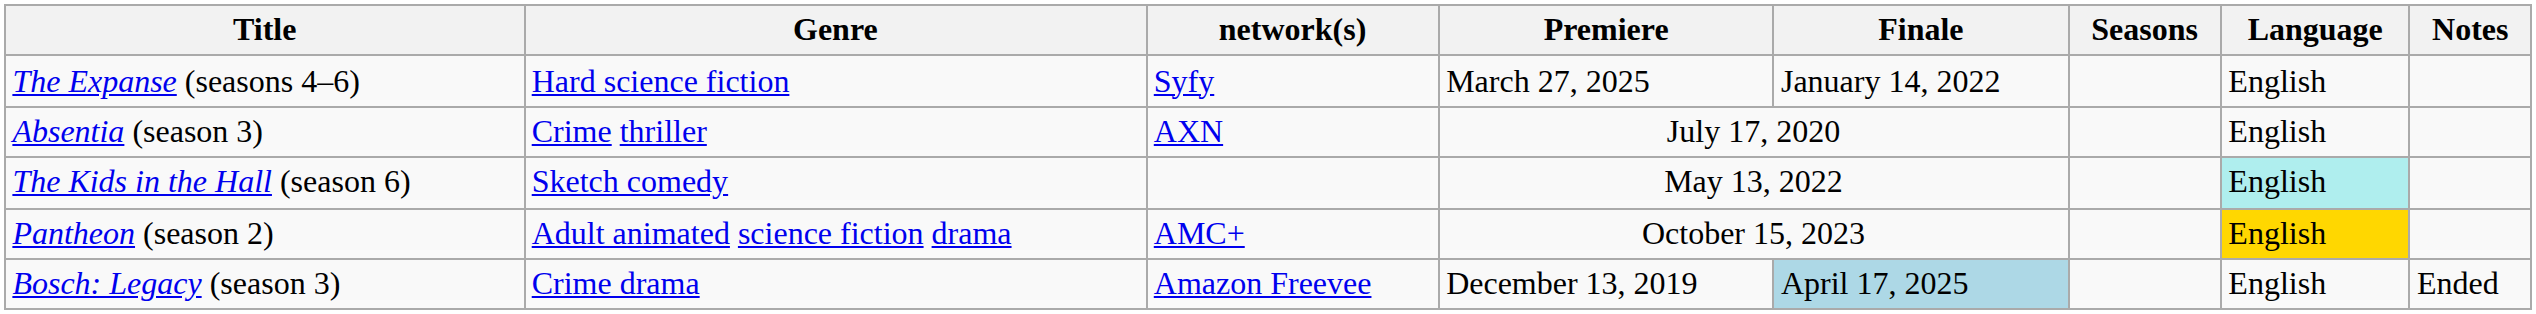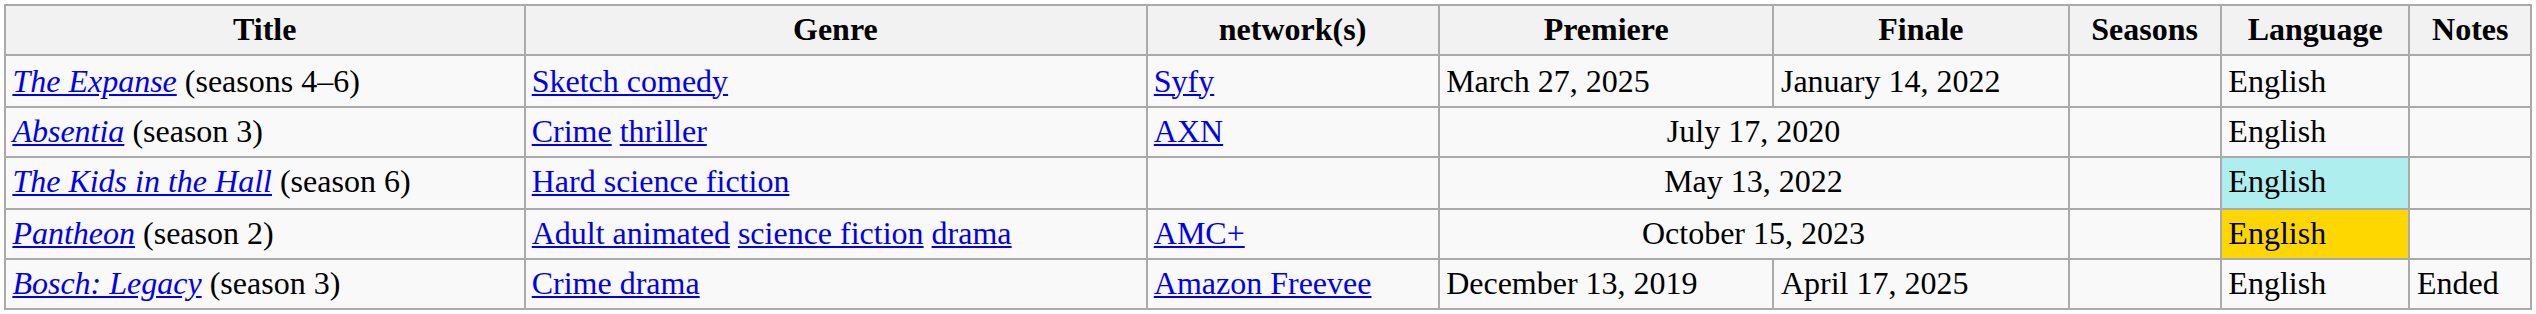(661, 80) Hard science fiction -> (630, 80) Sketch comedy
(630, 182) Sketch comedy -> (661, 182) Hard science fiction
(1875, 283) lightblue background -> (1875, 283) no background
